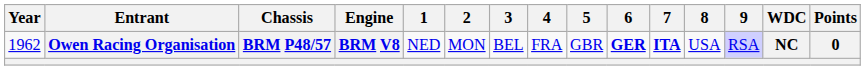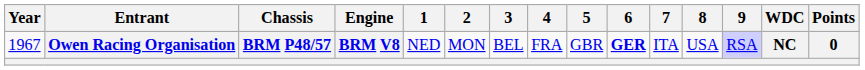(24, 44) 1962 -> (24, 44) 1967
(667, 44) bold -> (666, 44) normal
